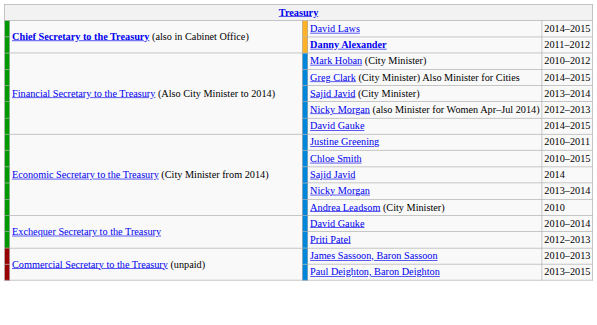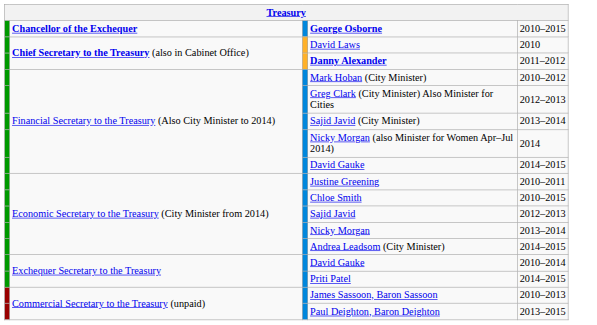+ row: (75, 28)
(567, 28) 2014–2015 -> (530, 45) 2010
(567, 77) 2014–2015 -> (543, 99) 2012–2013
(567, 110) 2012–2013 -> (530, 143) 2014
(555, 175) 2014 -> (543, 214) 2012–2013
(555, 207) 2010 -> (543, 246) 2014–2015
(567, 239) 2012–2013 -> (543, 279) 2014–2015
